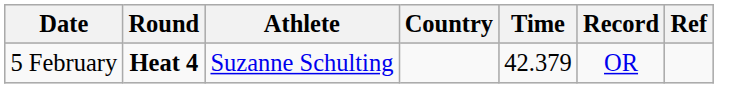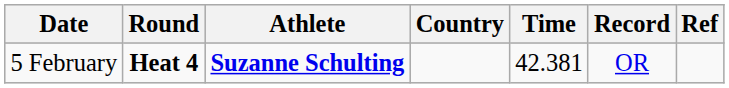(302, 62) normal -> (307, 62) bold
(538, 62) 42.379 -> (549, 62) 42.381
